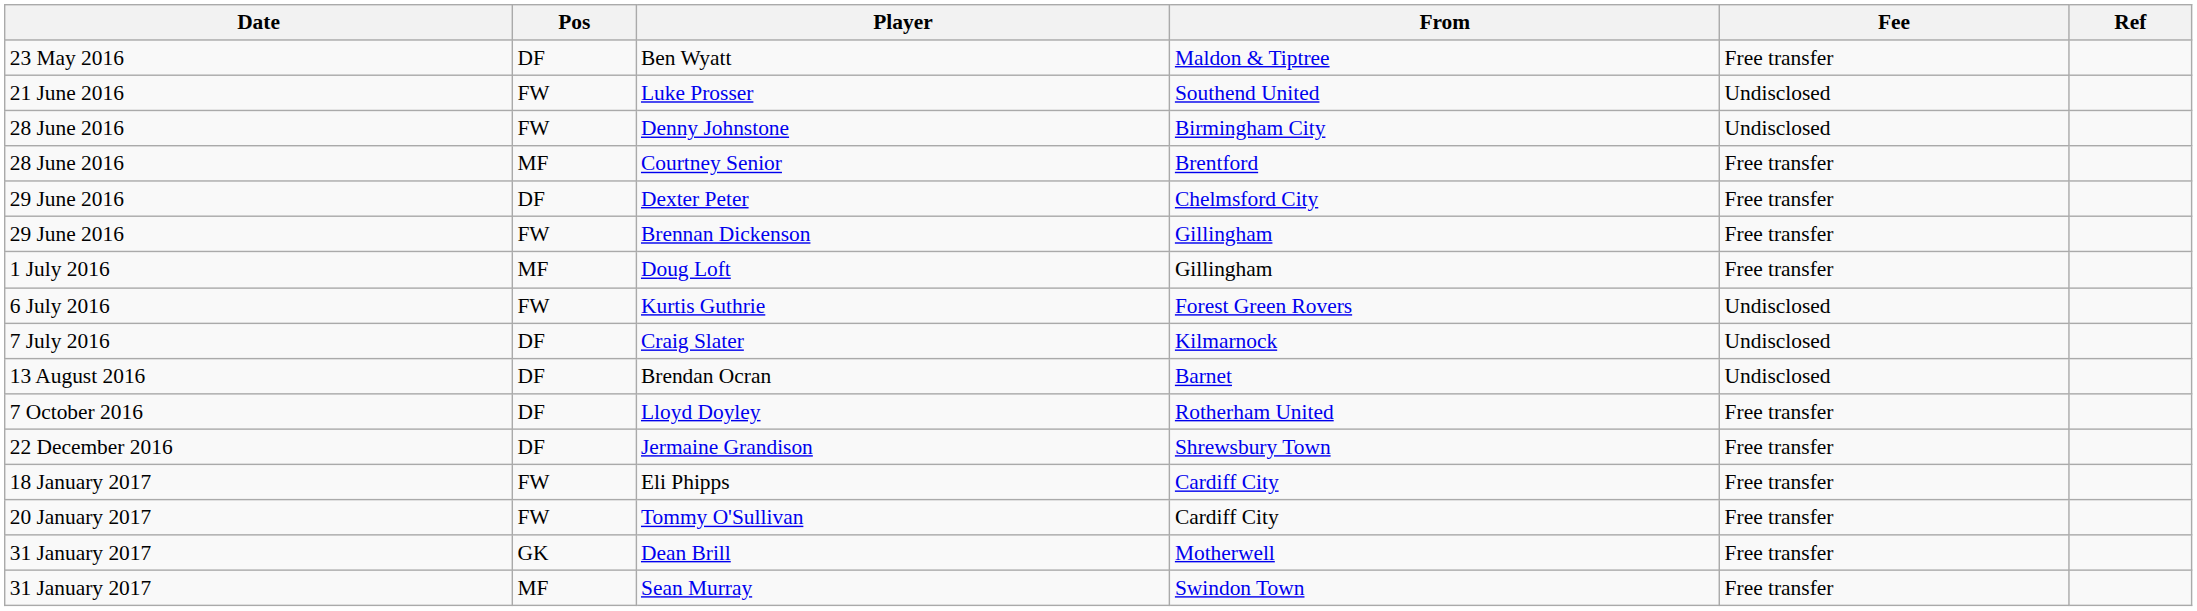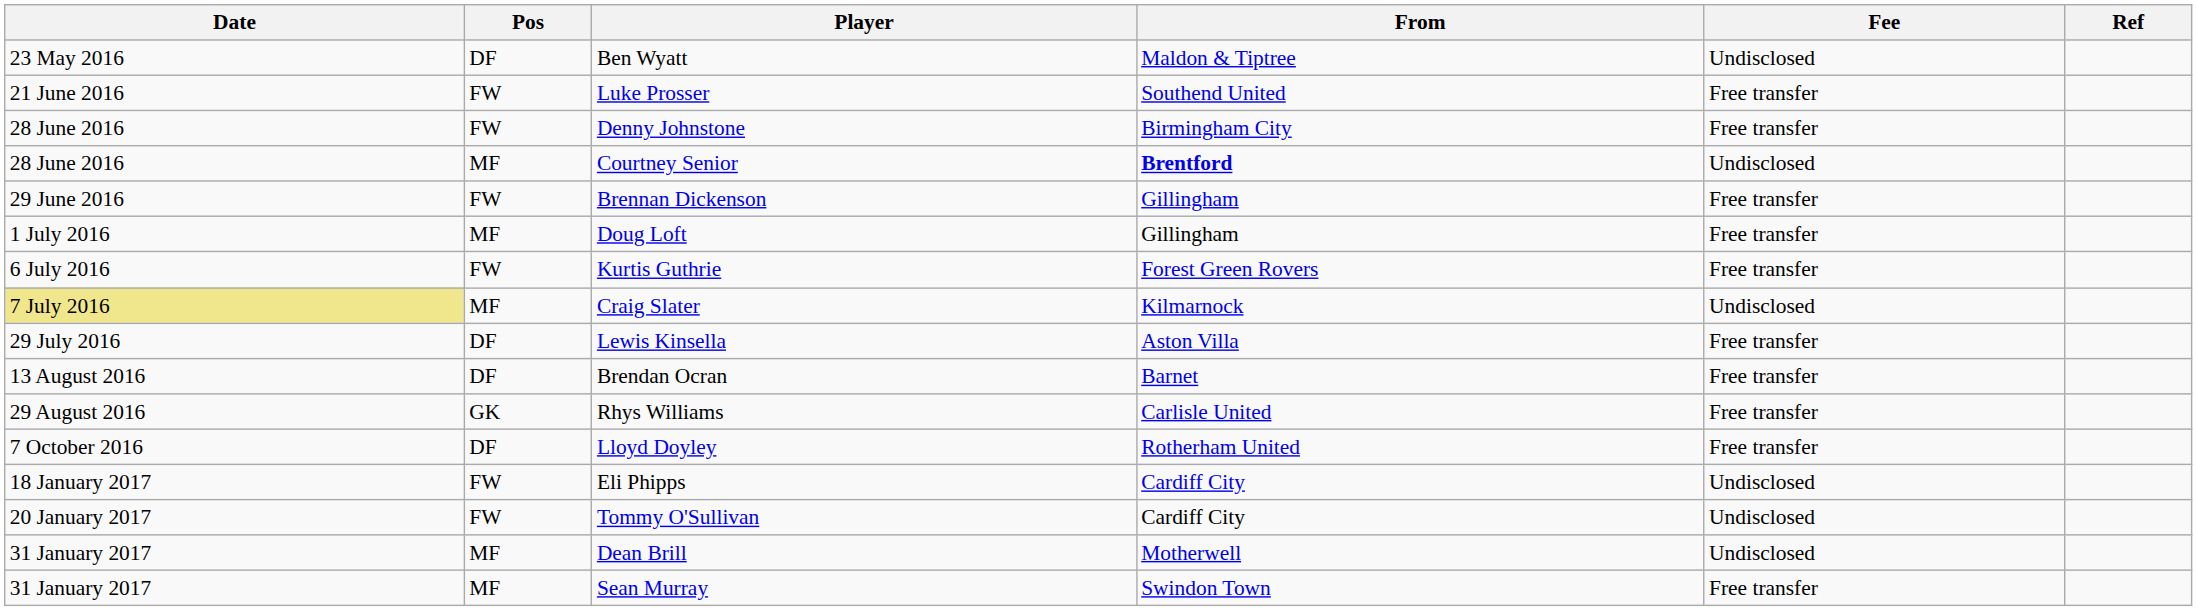(1779, 57) Free transfer -> (1762, 57) Undisclosed
(1778, 93) Undisclosed -> (1763, 93) Free transfer
(1778, 128) Undisclosed -> (1763, 128) Free transfer
(1217, 163) normal -> (1187, 163) bold
(1779, 163) Free transfer -> (1762, 163) Undisclosed
- row: (695, 199)
(1778, 305) Undisclosed -> (1763, 269) Free transfer
(60, 340) no background -> (60, 305) khaki background
(531, 340) DF -> (485, 305) MF
+ row: (661, 340)
(1778, 375) Undisclosed -> (1763, 375) Free transfer
+ row: (660, 411)
- row: (727, 446)
(1779, 481) Free transfer -> (1762, 481) Undisclosed
(1779, 517) Free transfer -> (1762, 517) Undisclosed
(533, 552) GK -> (485, 552) MF
(1779, 552) Free transfer -> (1762, 552) Undisclosed
